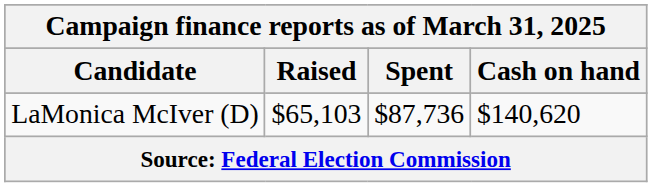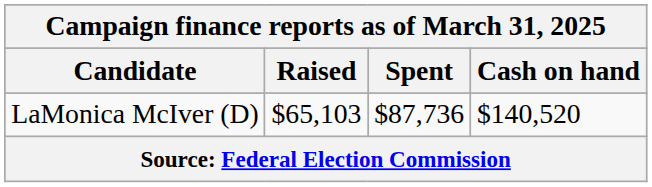(529, 114) $140,620 -> (529, 114) $140,520
